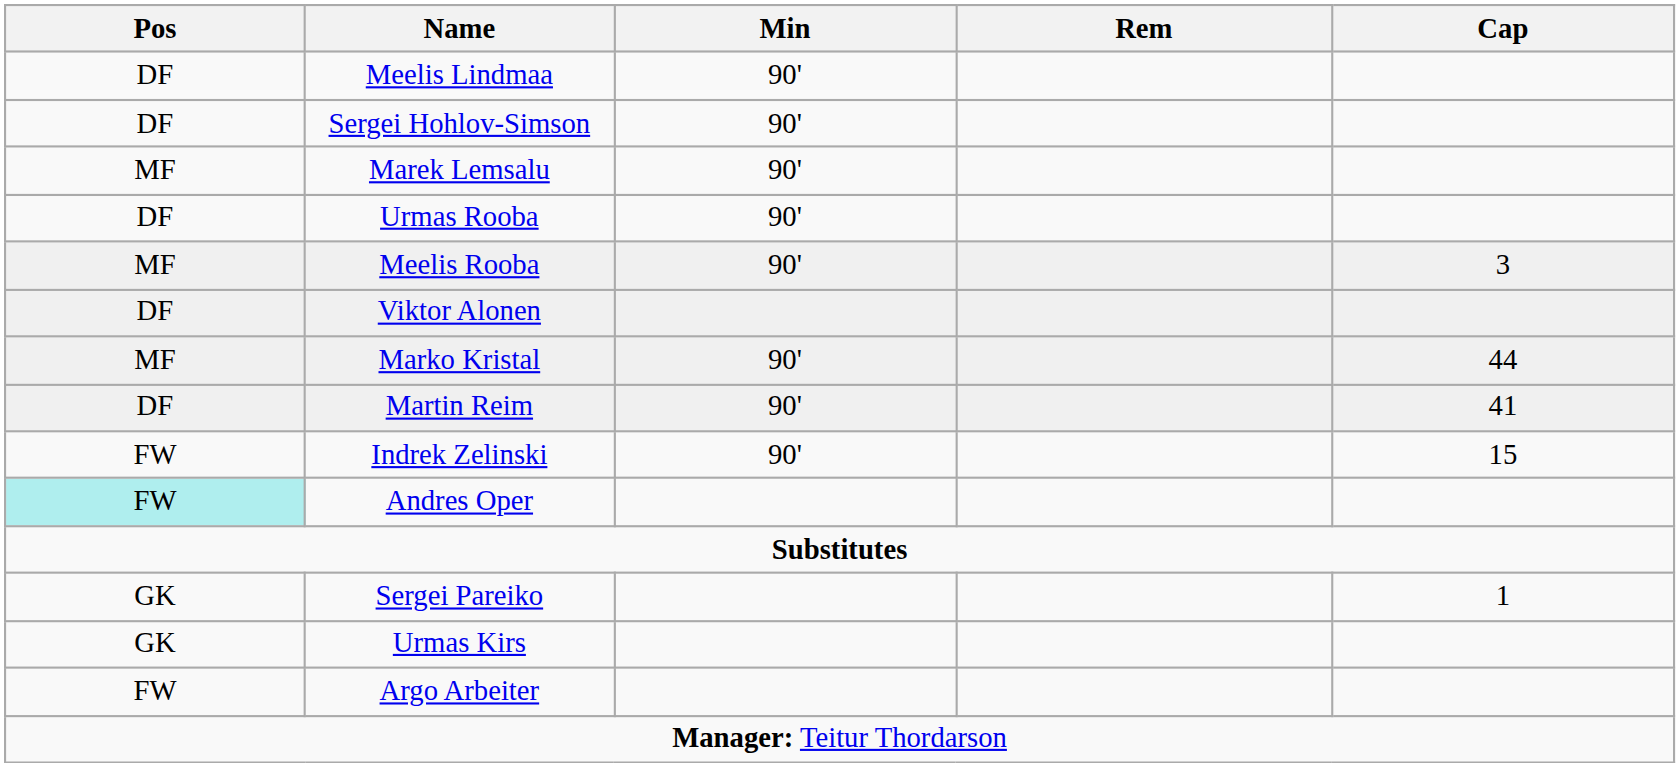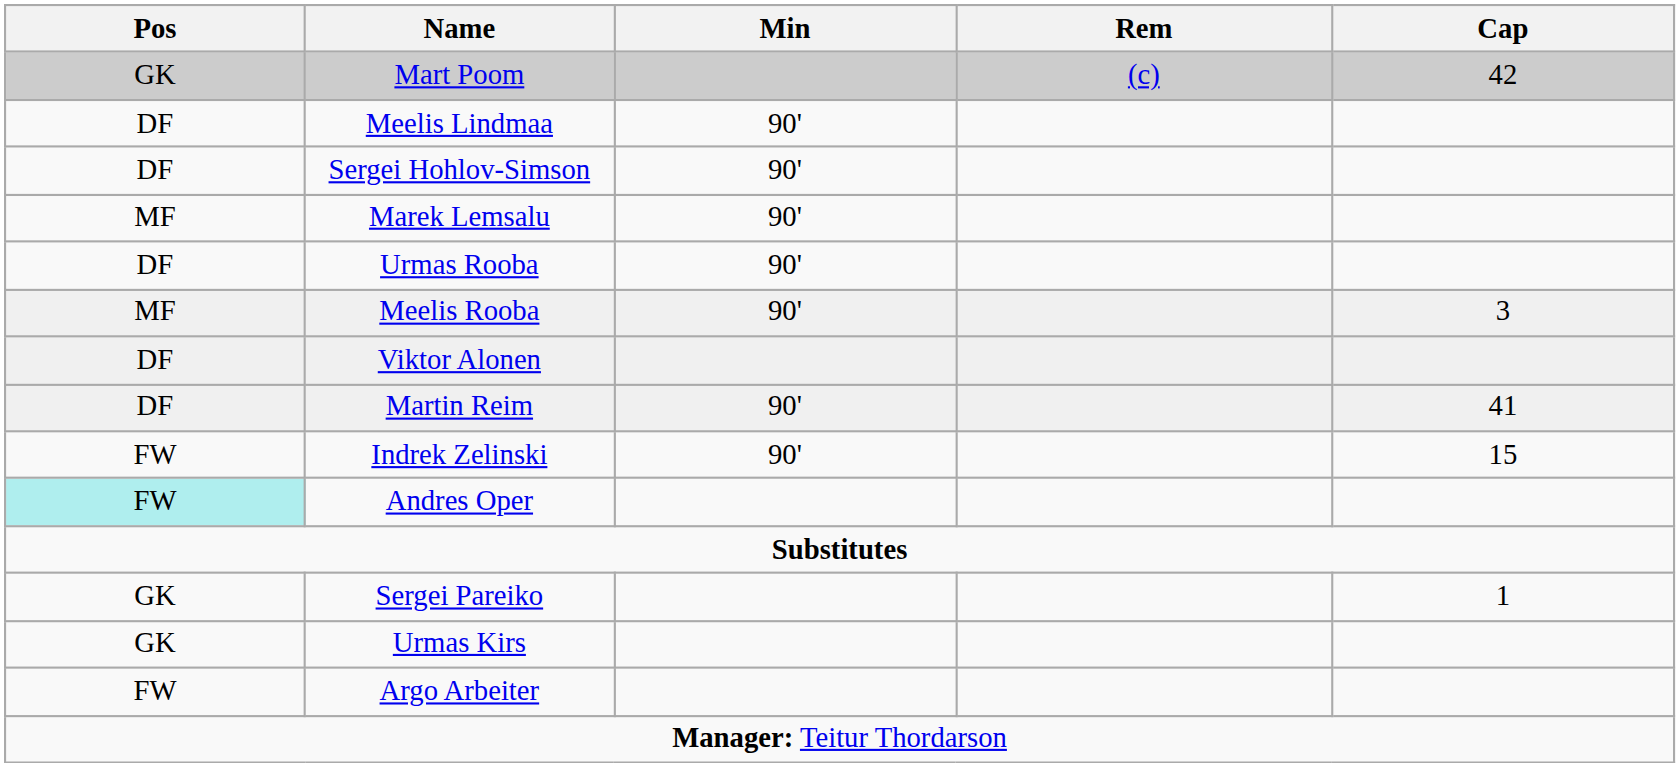+ row: (459, 75)
- row: (459, 359)
